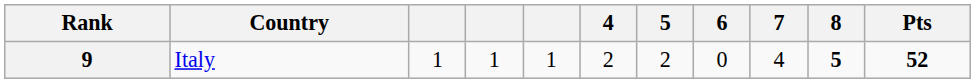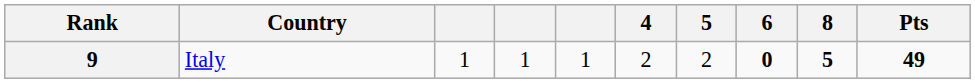- column: (779, 23)
(722, 59) normal -> (767, 59) bold
(917, 59) 52 -> (914, 59) 49
